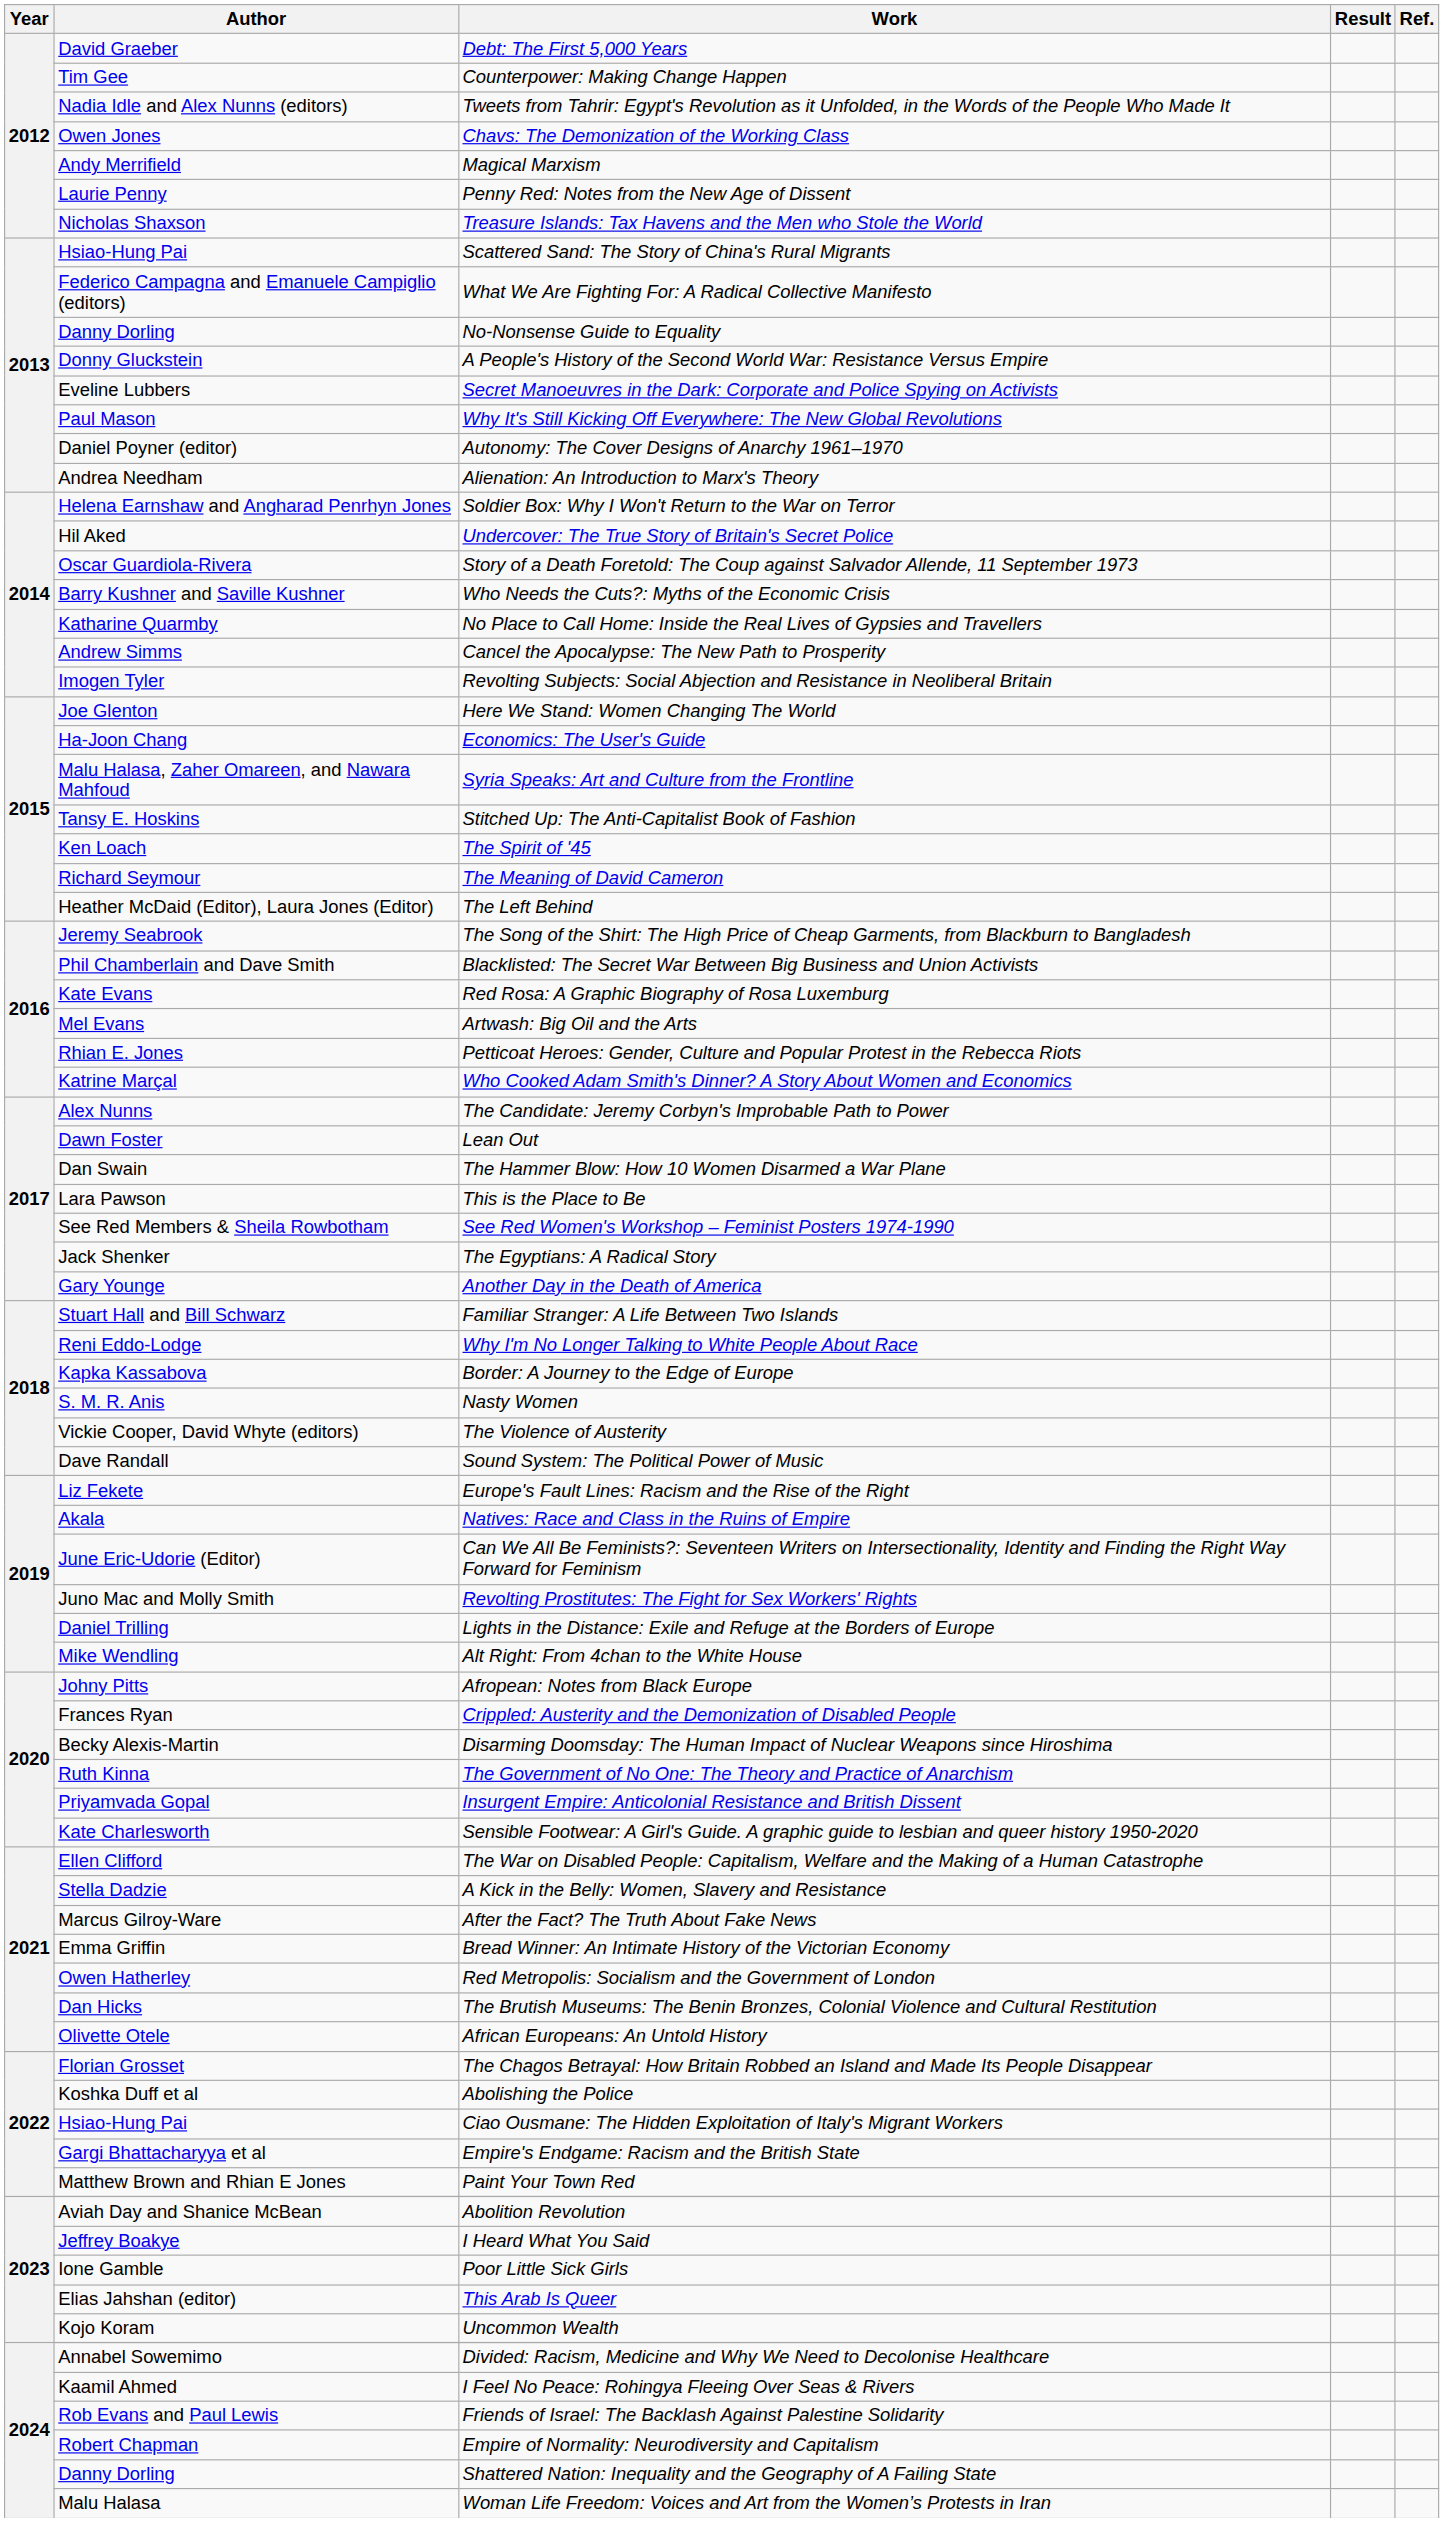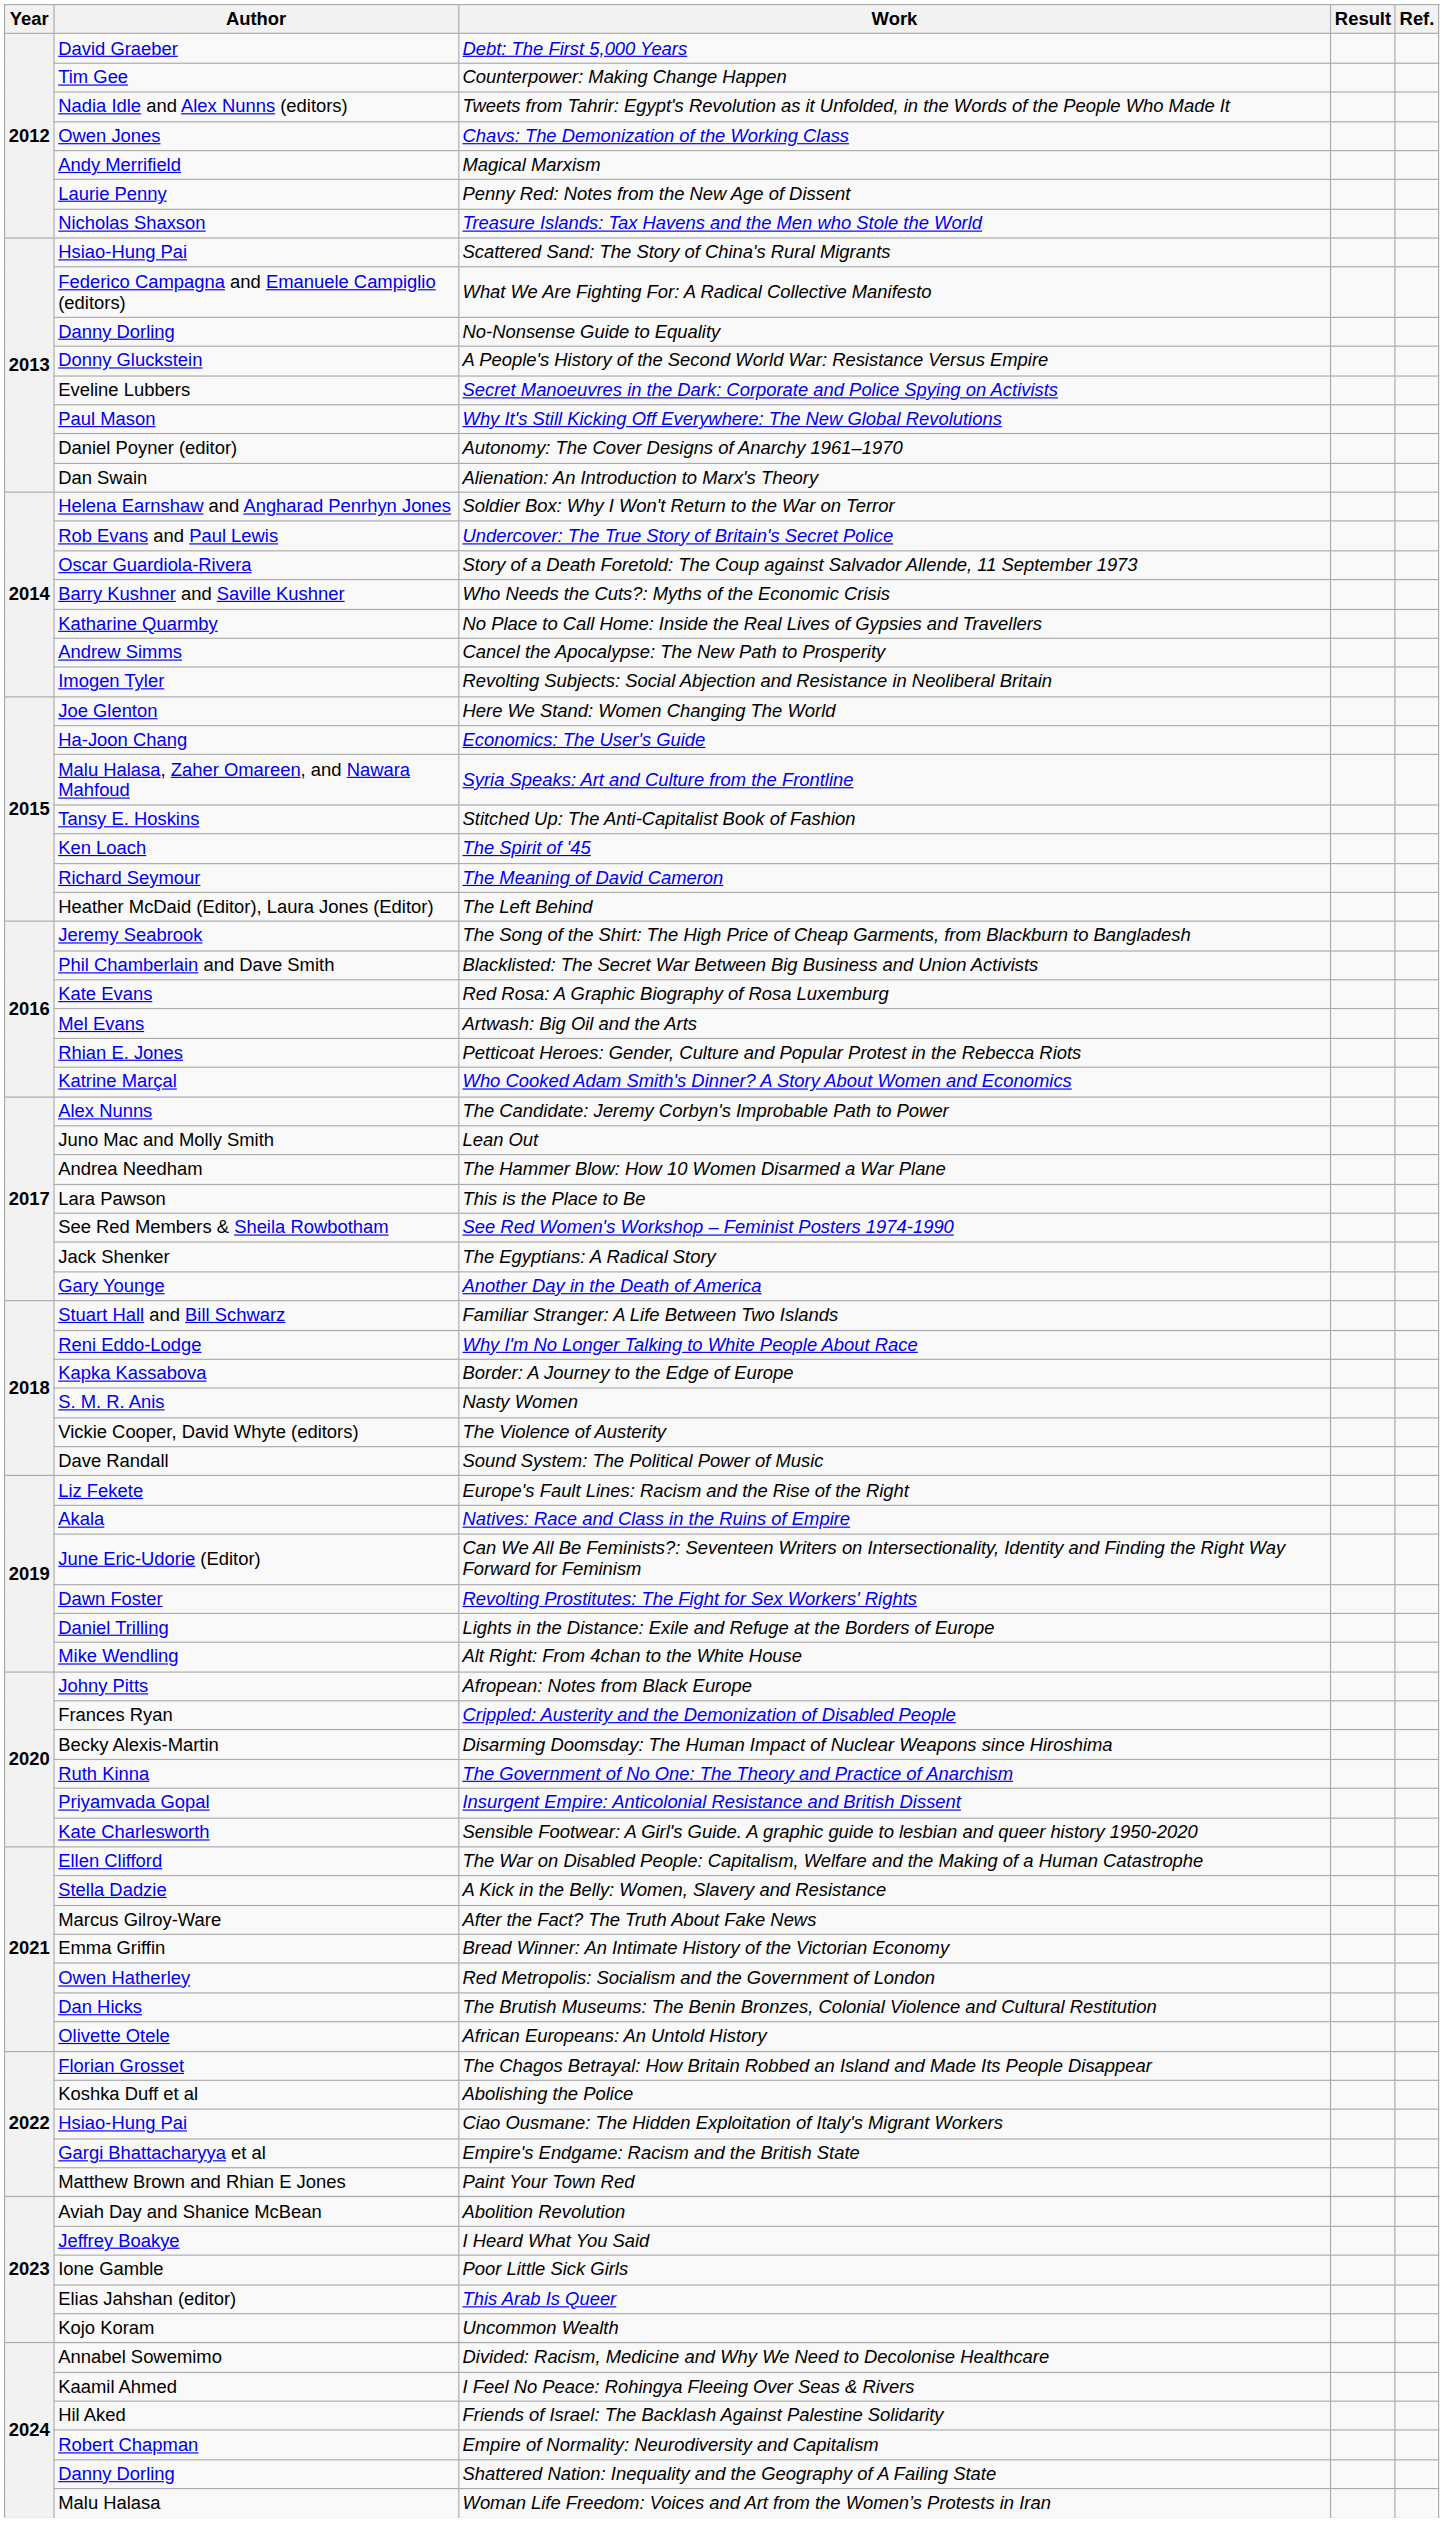(130, 477) Andrea Needham -> (103, 477) Dan Swain
(92, 535) Hil Aked -> (168, 535) Rob Evans and Paul Lewis
(110, 1140) Dawn Foster -> (166, 1140) Juno Mac and Molly Smith
(103, 1169) Dan Swain -> (130, 1169) Andrea Needham
(166, 1598) Juno Mac and Molly Smith -> (110, 1598) Dawn Foster
(168, 2415) Rob Evans and Paul Lewis -> (92, 2415) Hil Aked
